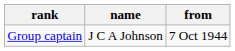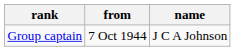columns swapped: (126, 14) <-> (198, 14)
